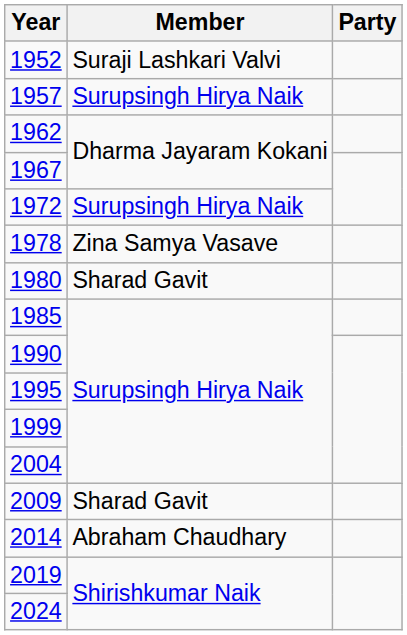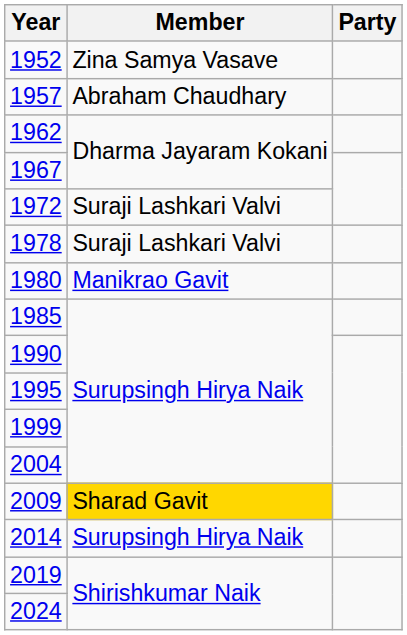(177, 59) Suraji Lashkari Valvi -> (175, 59) Zina Samya Vasave
(188, 96) Surupsingh Hirya Naik -> (179, 96) Abraham Chaudhary
(188, 206) Surupsingh Hirya Naik -> (177, 206) Suraji Lashkari Valvi
(175, 243) Zina Samya Vasave -> (177, 243) Suraji Lashkari Valvi
(140, 280) Sharad Gavit -> (150, 280) Manikrao Gavit
(140, 501) no background -> (140, 501) gold background
(179, 538) Abraham Chaudhary -> (188, 538) Surupsingh Hirya Naik
